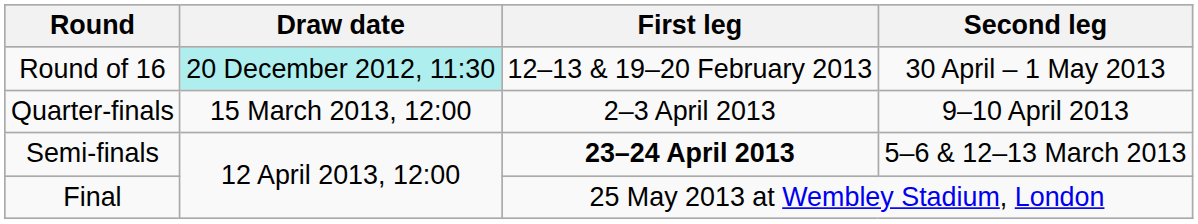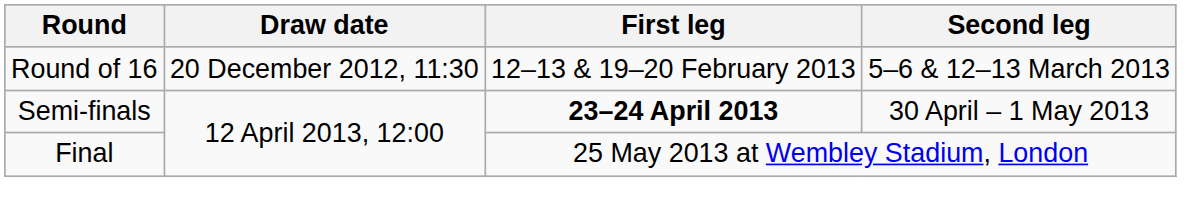(341, 68) paleturquoise background -> (324, 68) no background
(1035, 68) 30 April – 1 May 2013 -> (1019, 68) 5–6 & 12–13 March 2013
- row: (92, 111)
(1035, 153) 5–6 & 12–13 March 2013 -> (1019, 111) 30 April – 1 May 2013
